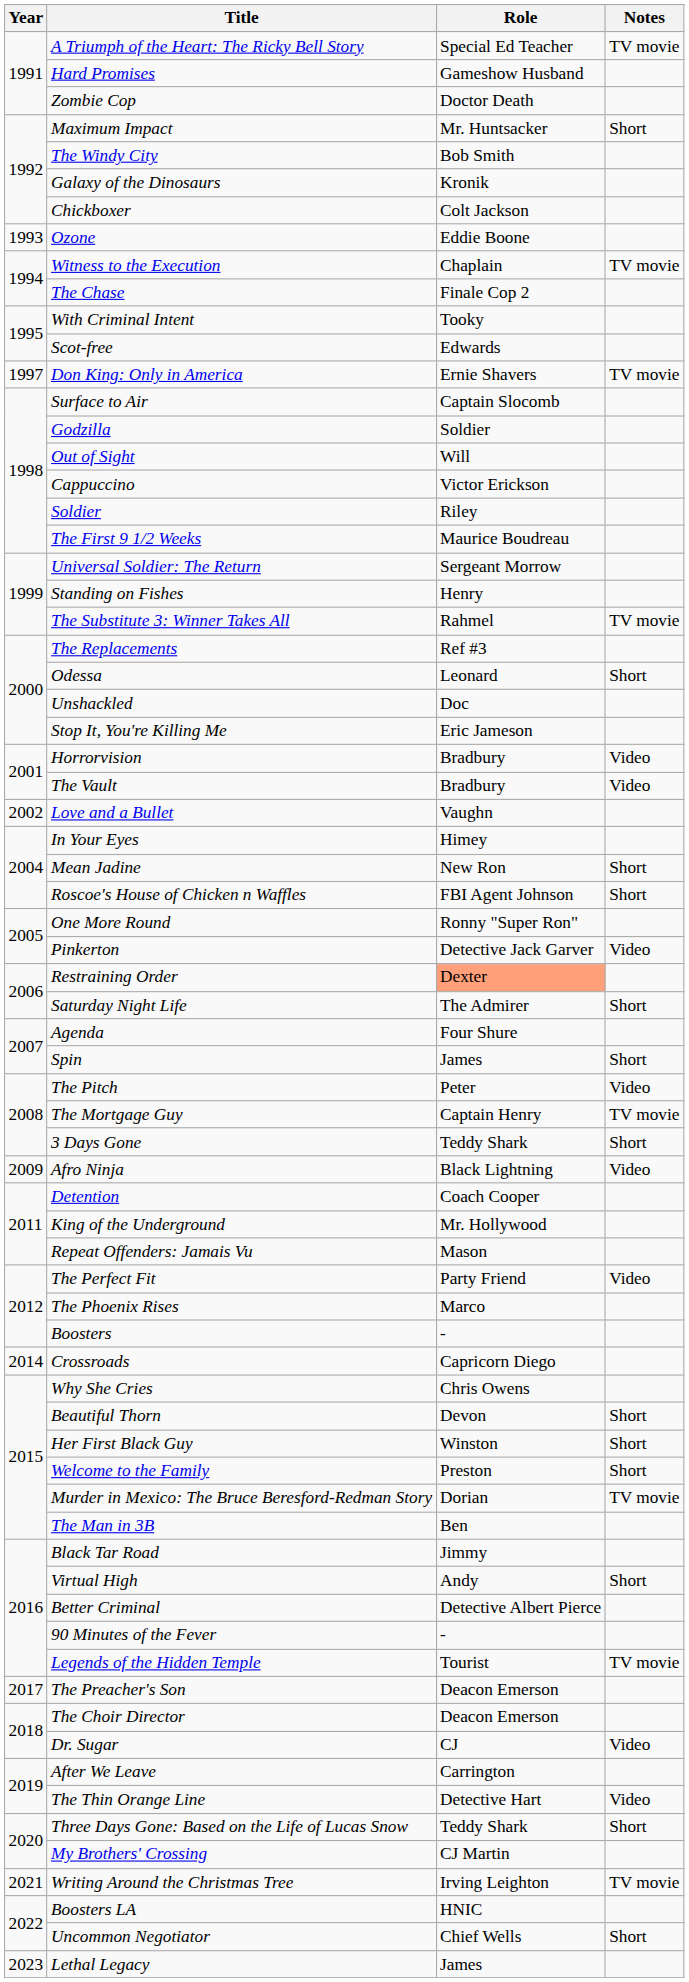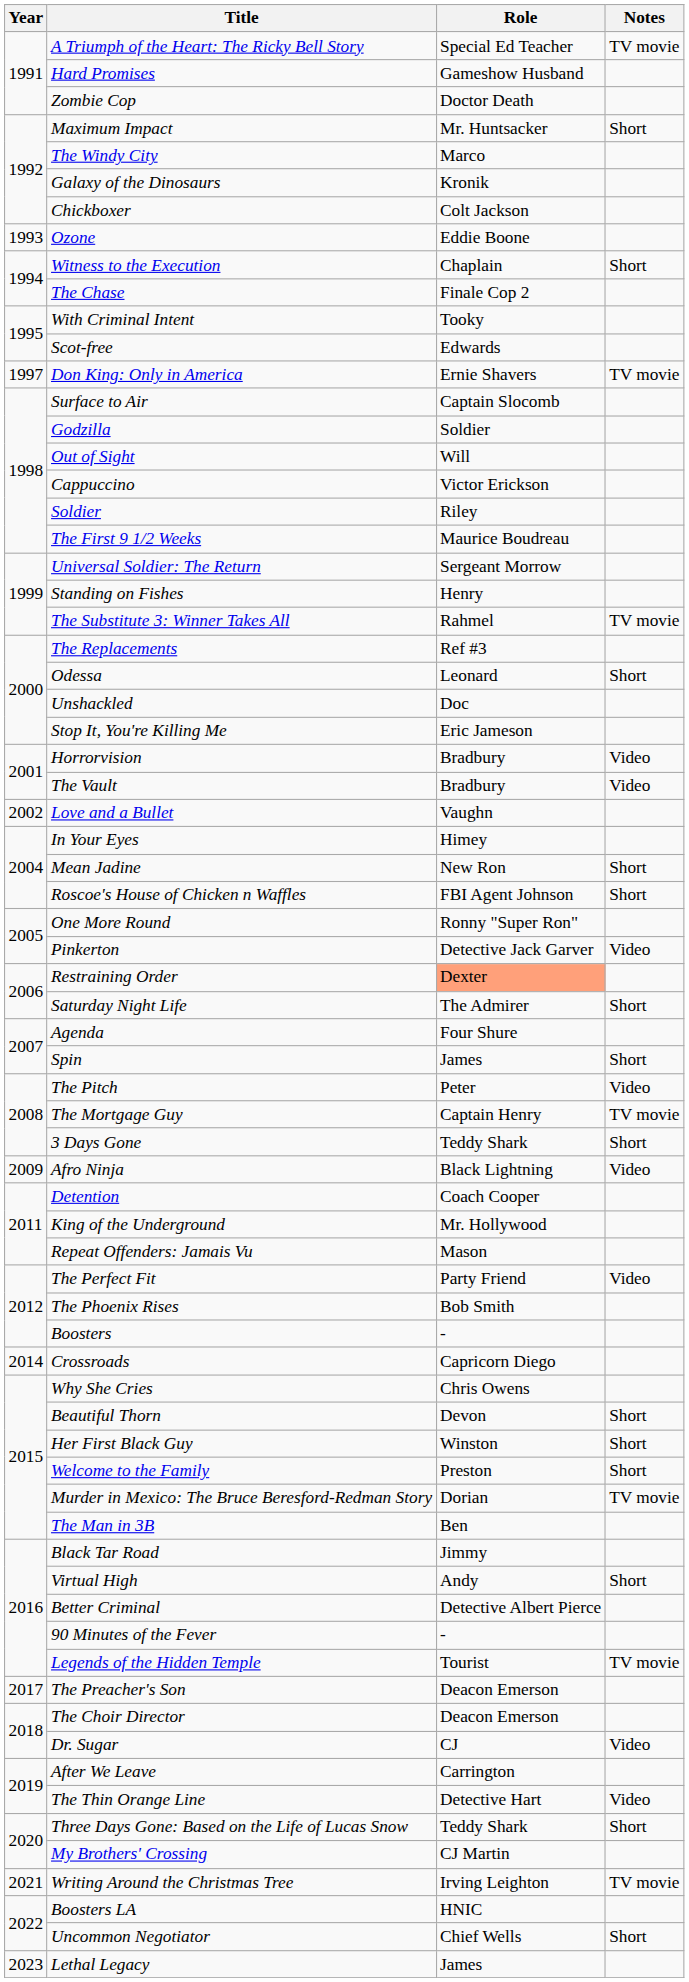(477, 155) Bob Smith -> (463, 155) Marco
(644, 264) TV movie -> (628, 264) Short
(463, 1306) Marco -> (477, 1306) Bob Smith
